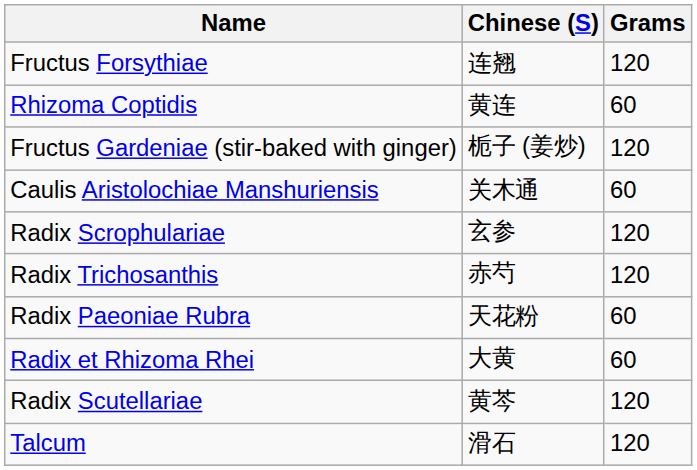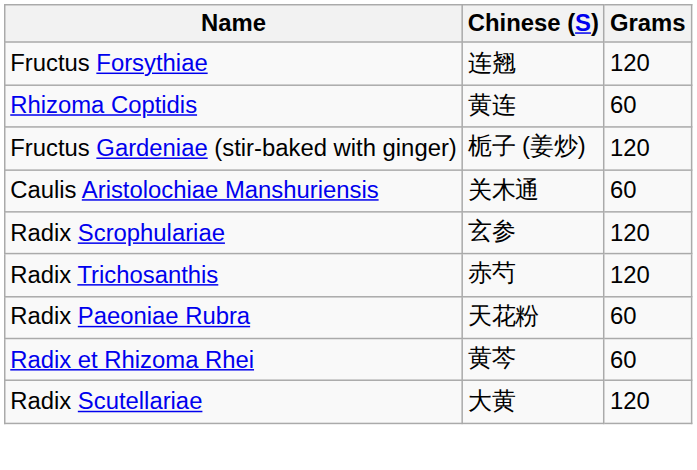(492, 358) 大黄 -> (492, 358) 黄芩
(492, 400) 黄芩 -> (492, 400) 大黄
- row: (48, 443)
